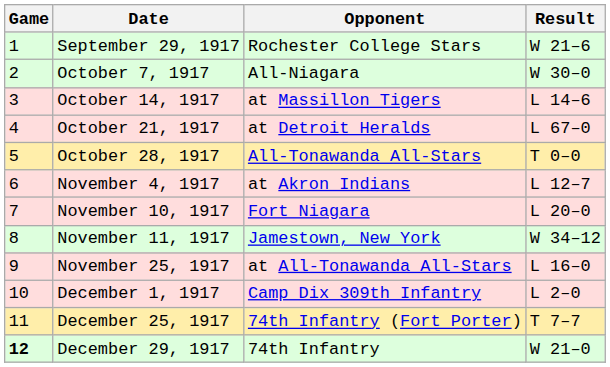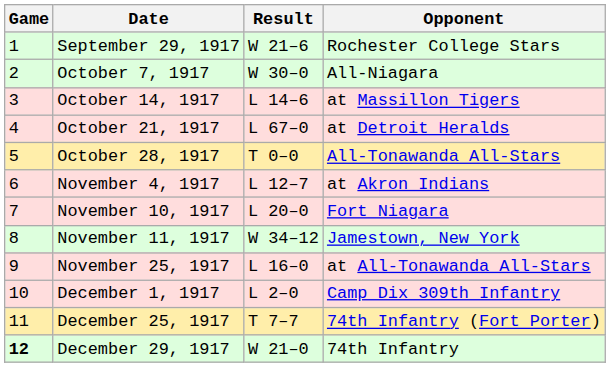columns swapped: (385, 18) <-> (565, 18)
